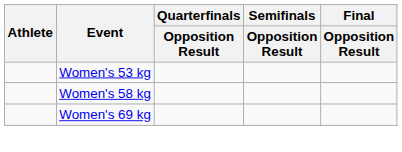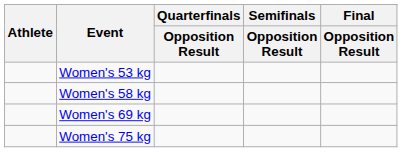+ row: (105, 136)
